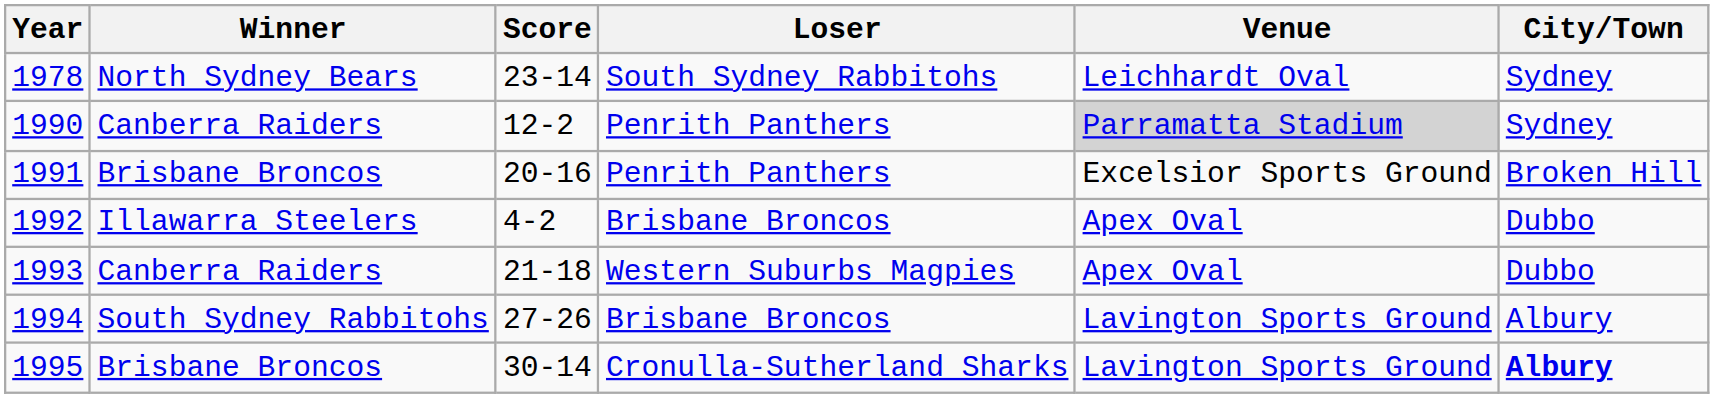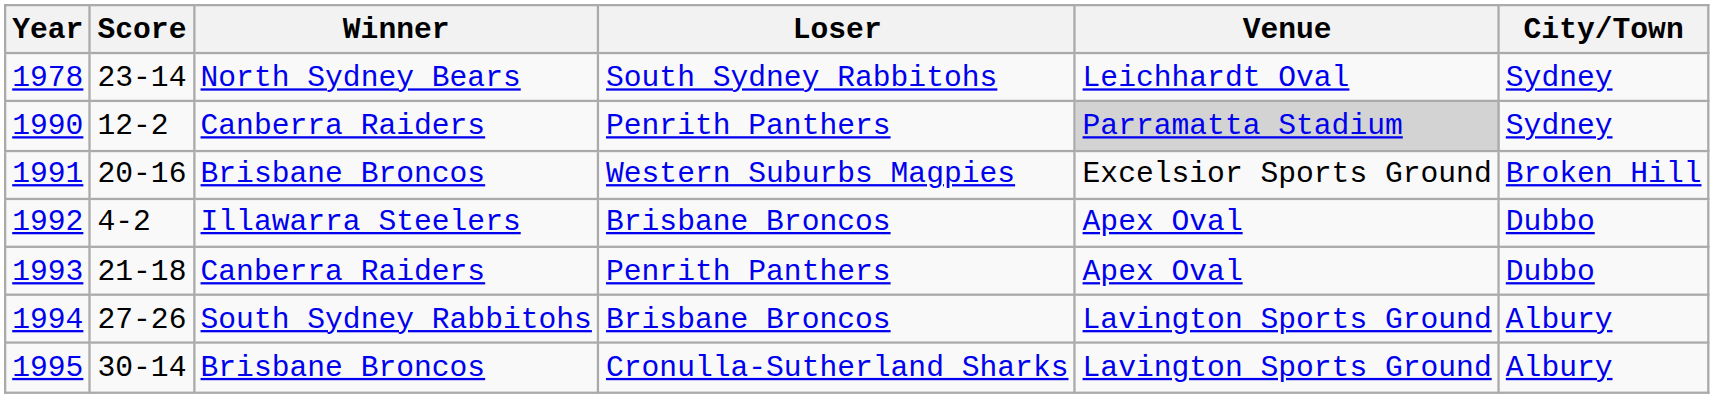columns swapped: (293, 29) <-> (547, 29)
(748, 174) Penrith Panthers -> (811, 174) Western Suburbs Magpies
(811, 271) Western Suburbs Magpies -> (748, 271) Penrith Panthers
(1559, 367) bold -> (1559, 367) normal
